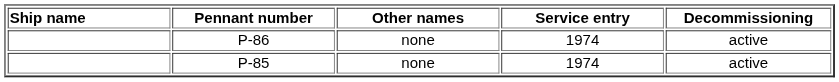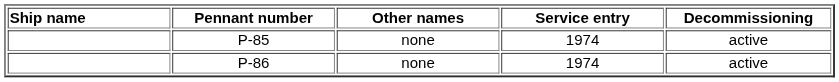rows swapped: (254, 63) <-> (254, 40)
